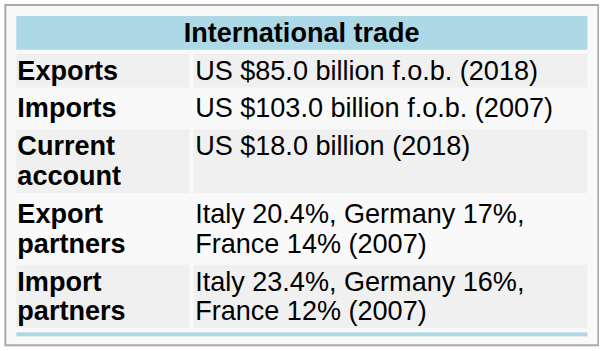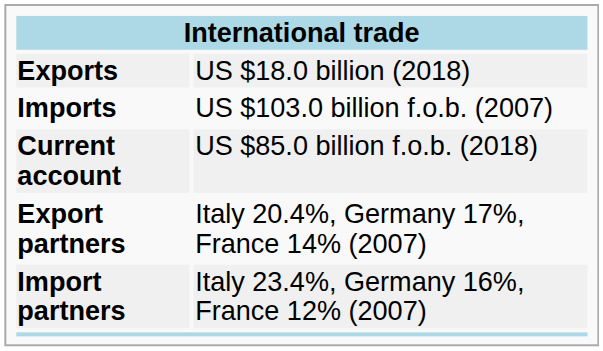(367, 70) US $85.0 billion f.o.b. (2018) -> (333, 70) US $18.0 billion (2018)
(333, 146) US $18.0 billion (2018) -> (367, 146) US $85.0 billion f.o.b. (2018)
